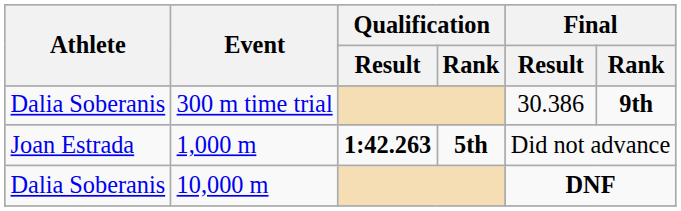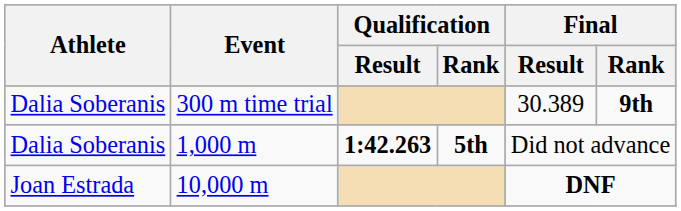(551, 105) 30.386 -> (551, 105) 30.389
(72, 145) Joan Estrada -> (88, 145) Dalia Soberanis
(88, 185) Dalia Soberanis -> (72, 185) Joan Estrada
